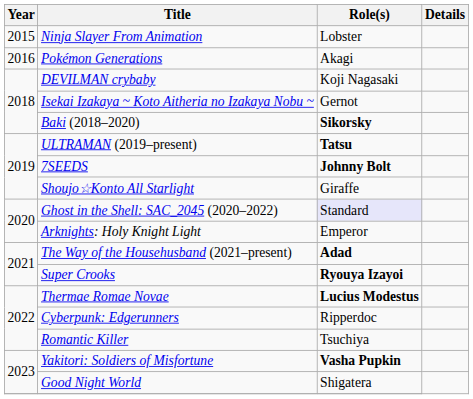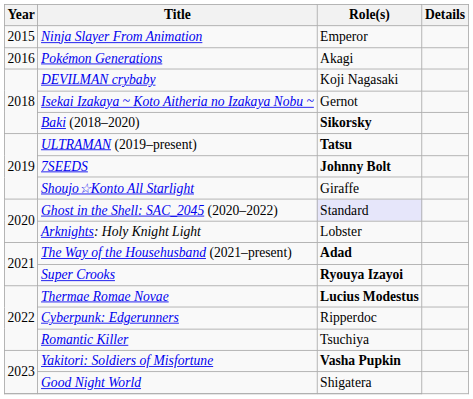(341, 36) Lobster -> (344, 36) Emperor
(344, 231) Emperor -> (341, 231) Lobster
